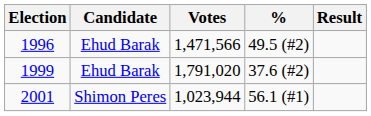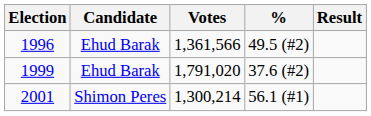(207, 44) 1,471,566 -> (207, 44) 1,361,566
(207, 96) 1,023,944 -> (207, 96) 1,300,214
